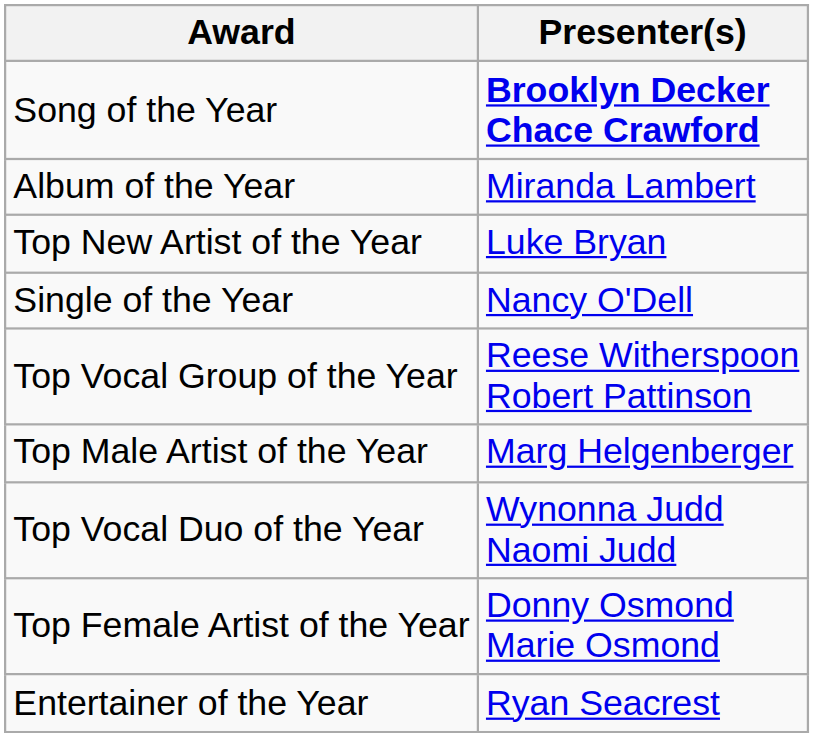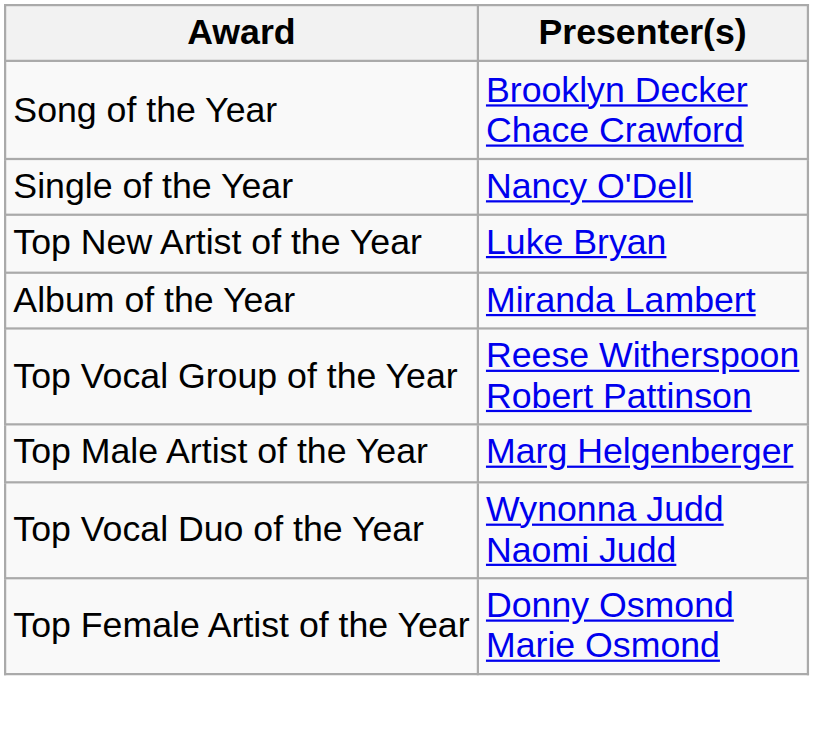(628, 109) bold -> (617, 109) normal
rows swapped: (153, 299) <-> (154, 186)
- row: (191, 702)
